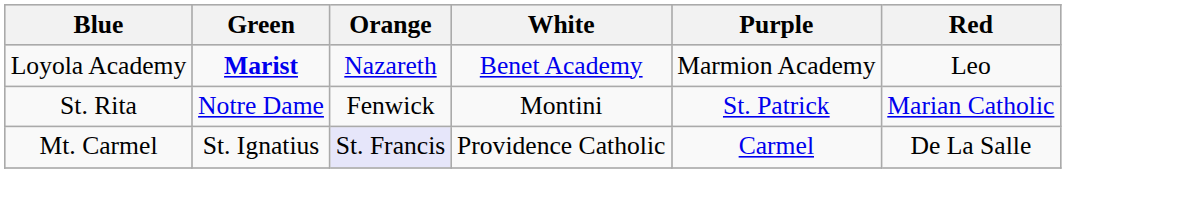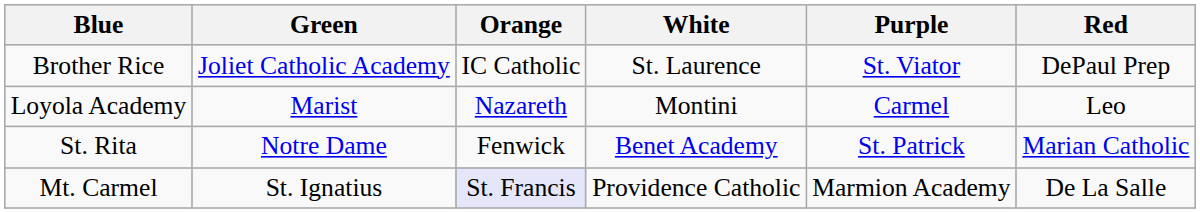+ row: (98, 65)
(261, 65) bold -> (324, 106) normal
(561, 65) Benet Academy -> (696, 106) Montini
(776, 65) Marmion Academy -> (911, 106) Carmel
(561, 106) Montini -> (696, 146) Benet Academy
(776, 146) Carmel -> (911, 187) Marmion Academy
